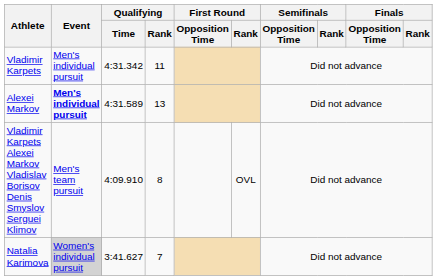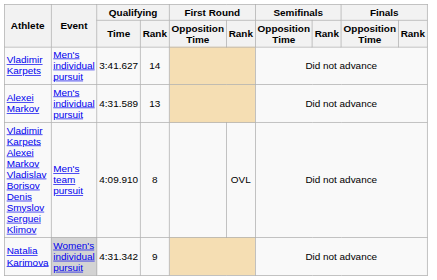(124, 66) 4:31.342 -> (119, 66) 3:41.627
(160, 66) 11 -> (155, 66) 14
(76, 104) bold -> (74, 104) normal
(124, 257) 3:41.627 -> (119, 257) 4:31.342
(160, 257) 7 -> (155, 257) 9
